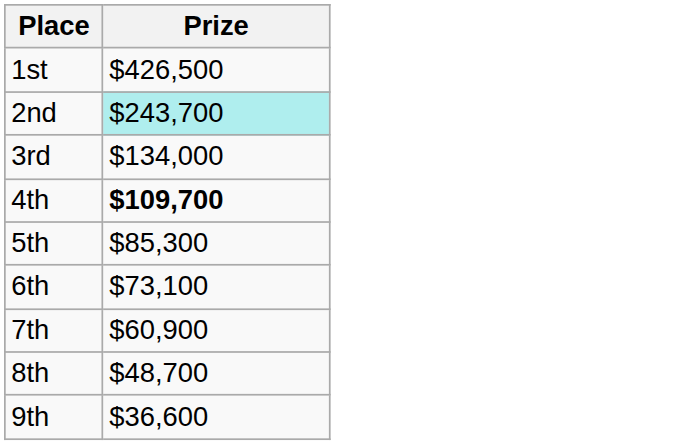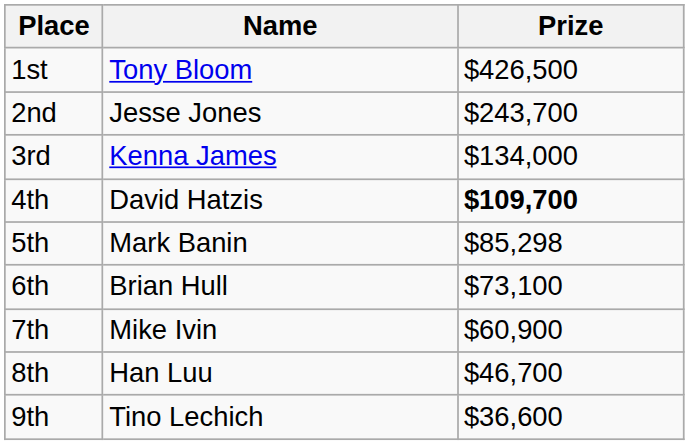+ column: (280, 26)
(166, 112) paleturquoise background -> (521, 112) no background
(159, 243) $85,300 -> (513, 243) $85,298
(159, 373) $48,700 -> (513, 373) $46,700
